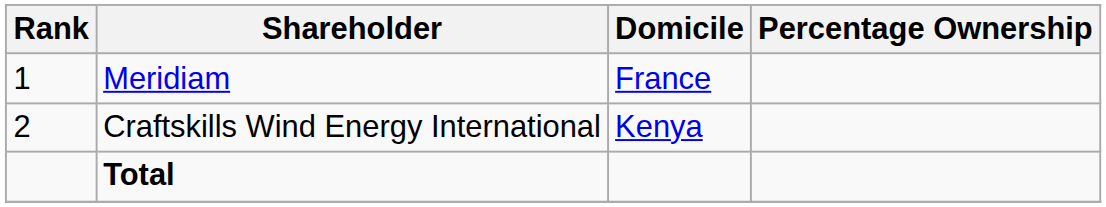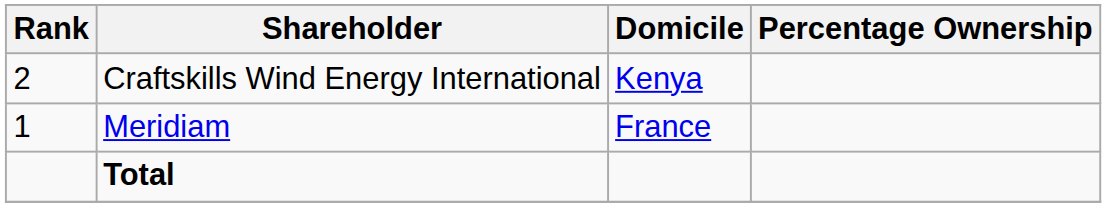rows swapped: (167, 77) <-> (352, 126)
